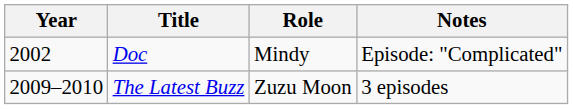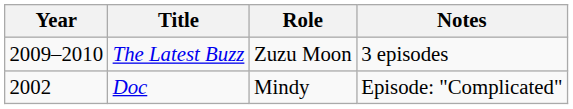rows swapped: (130, 53) <-> (179, 86)
